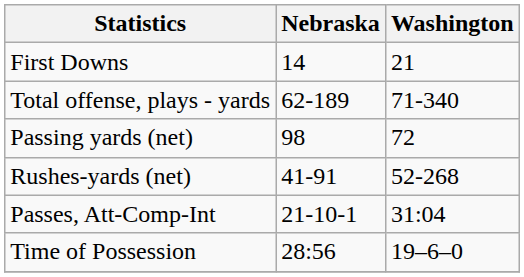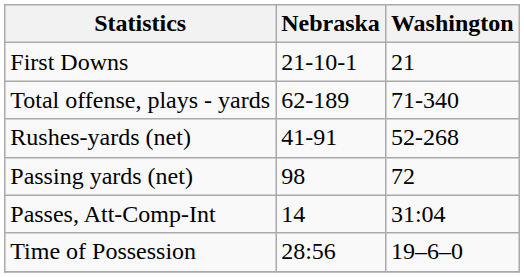(293, 61) 14 -> (319, 61) 21-10-1
rows swapped: (101, 175) <-> (102, 137)
(319, 213) 21-10-1 -> (293, 213) 14
